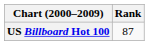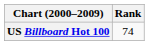(128, 31) 87 -> (128, 31) 74
